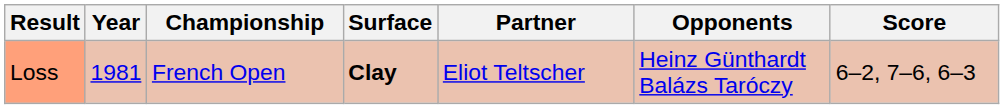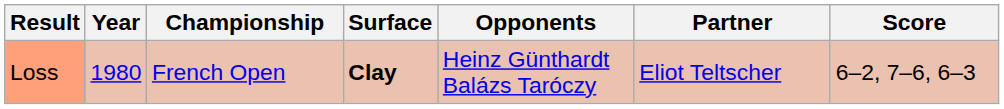columns swapped: (536, 22) <-> (732, 22)
(116, 71) 1981 -> (116, 71) 1980
